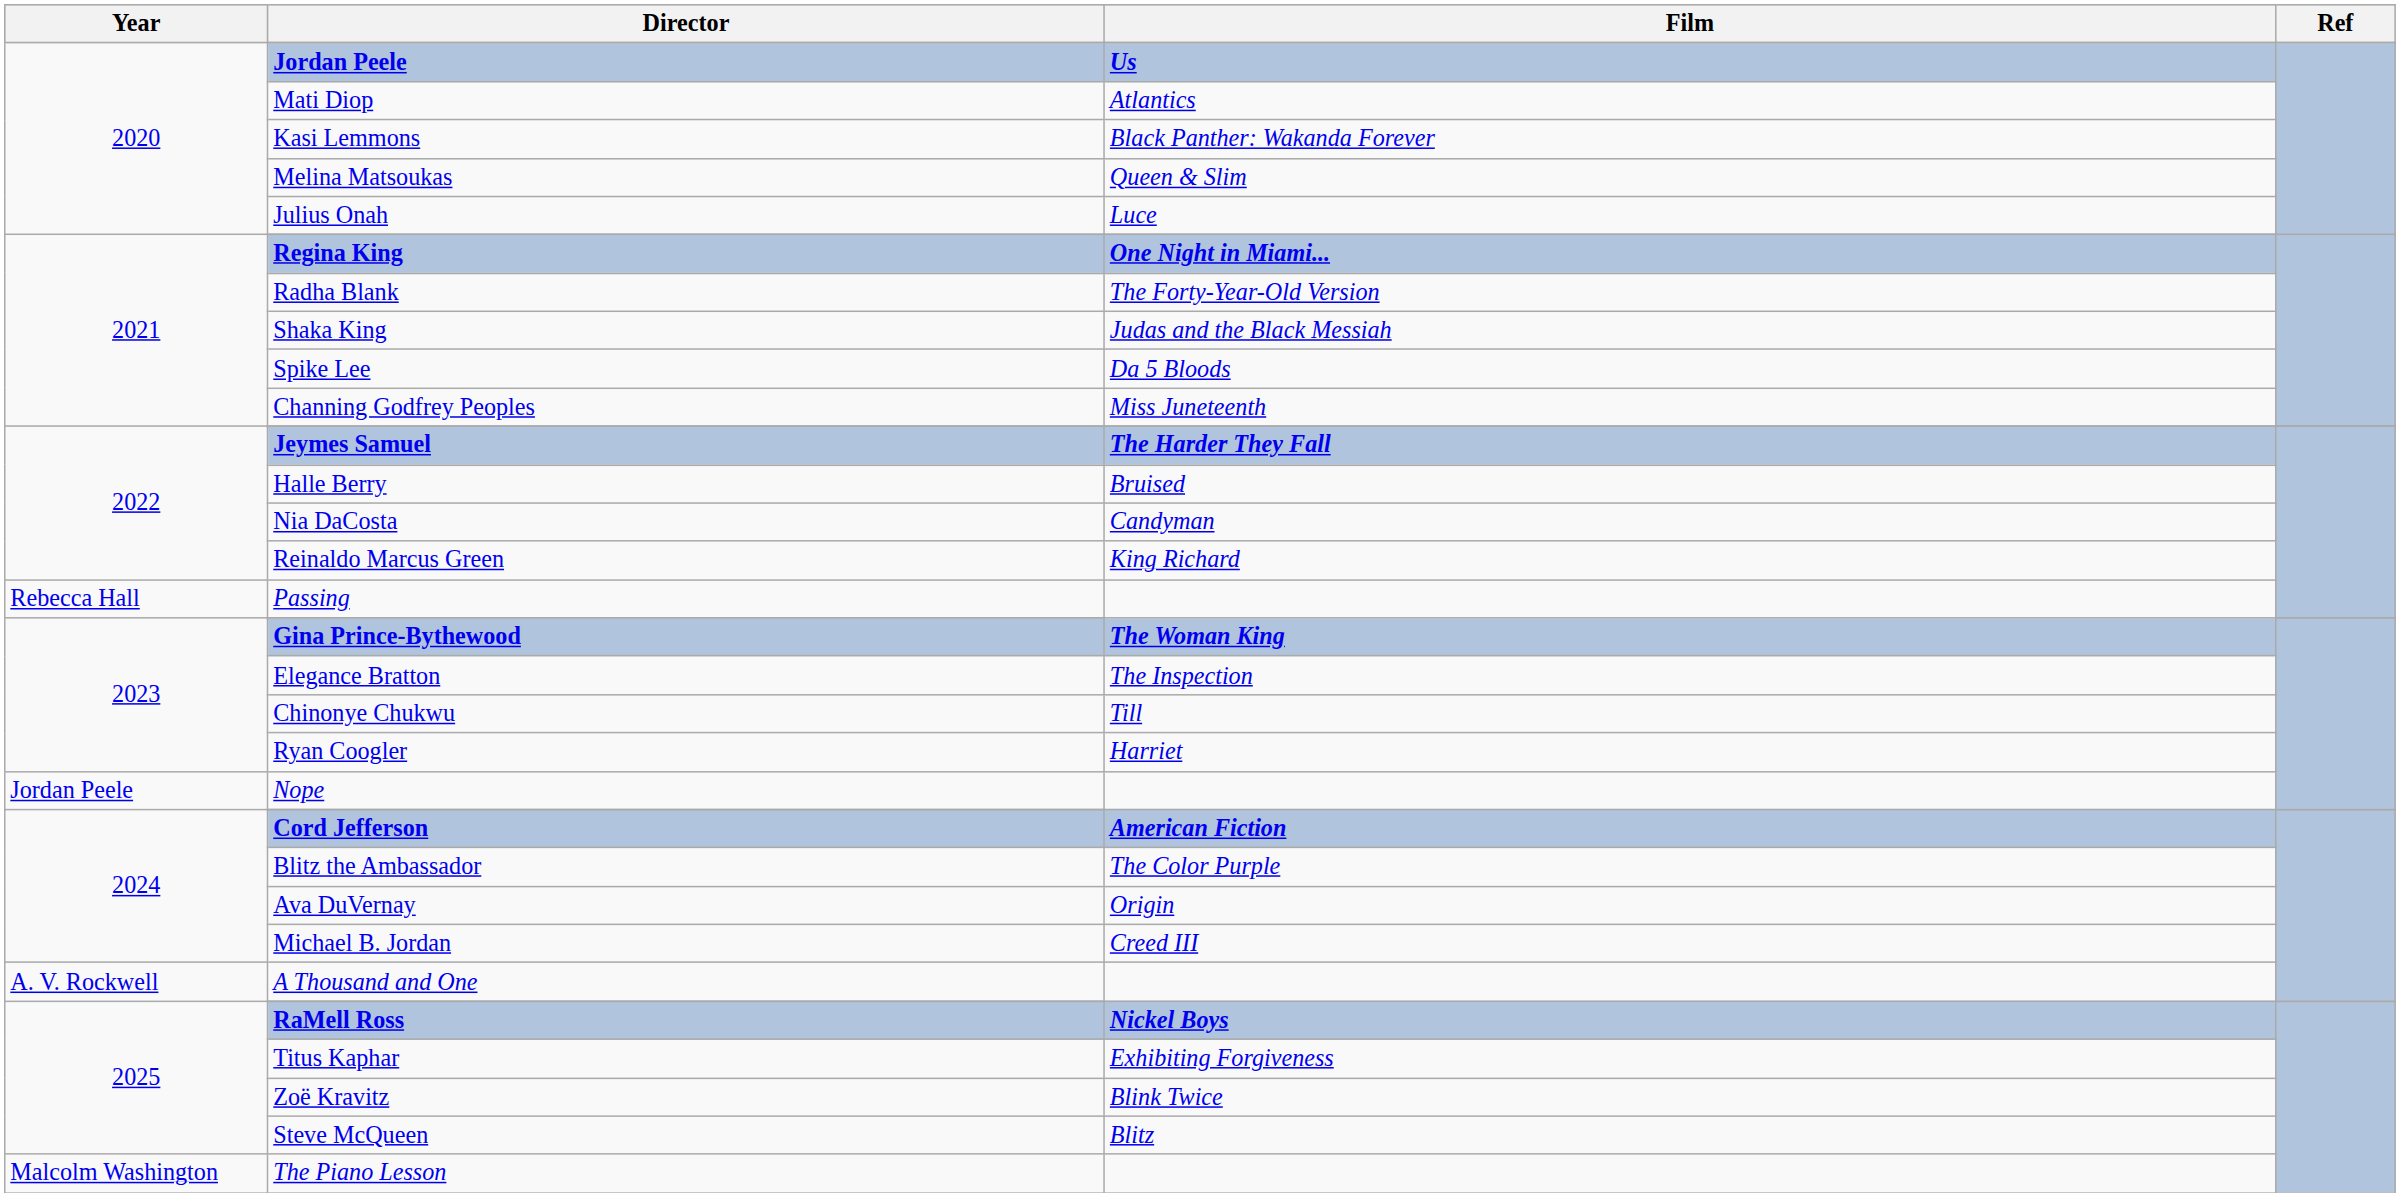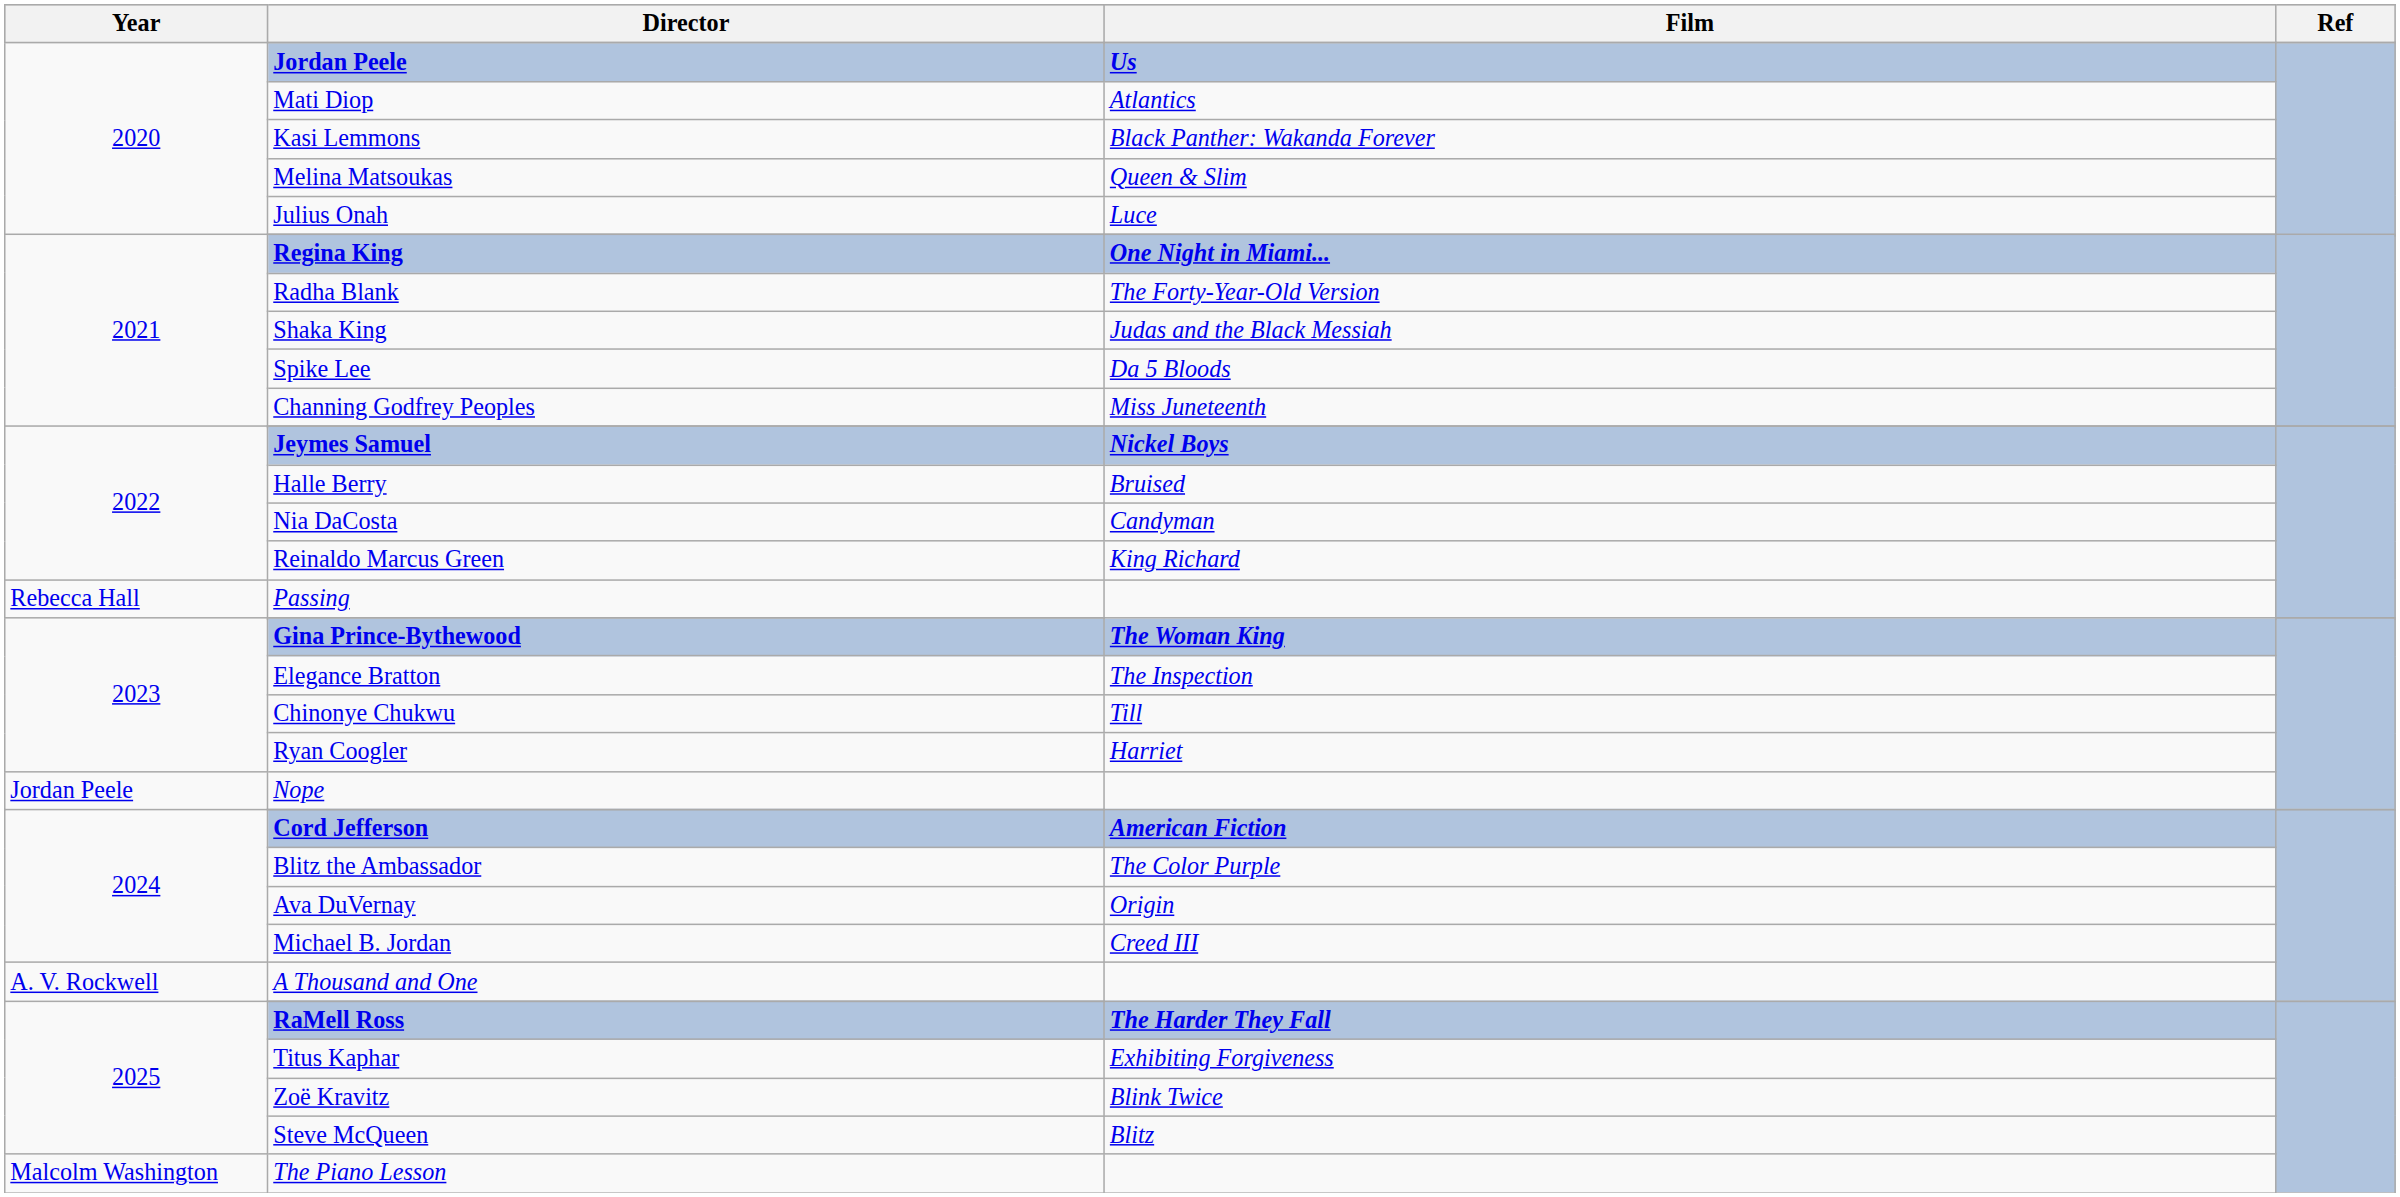(1220, 445) The Harder They Fall -> (1169, 445) Nickel Boys
(1169, 1019) Nickel Boys -> (1220, 1019) The Harder They Fall
